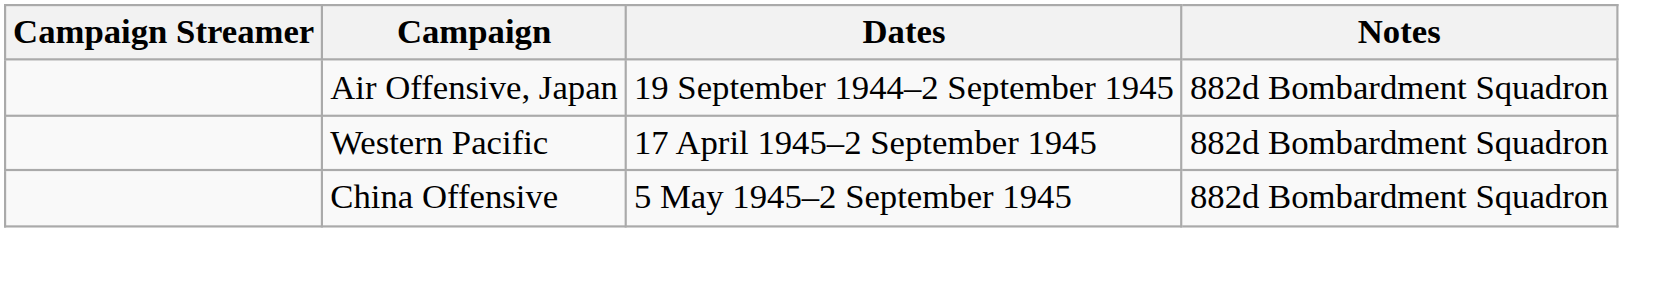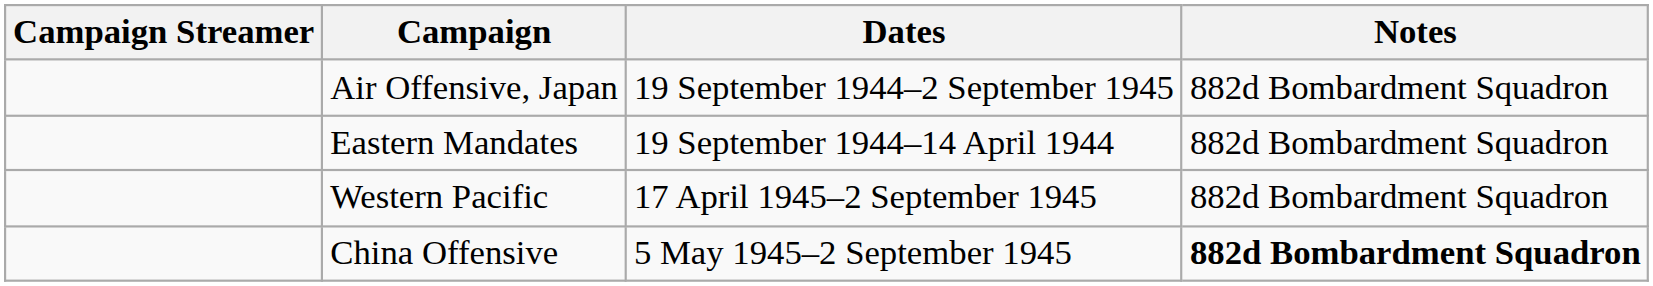+ row: (454, 142)
(1399, 197) normal -> (1415, 252) bold
